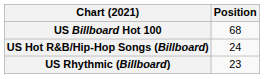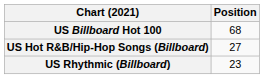(235, 47) 24 -> (235, 47) 27
